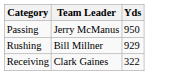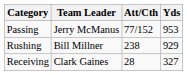+ column: (141, 12)
(132, 29) 950 -> (171, 29) 953
(132, 62) 322 -> (171, 62) 327
